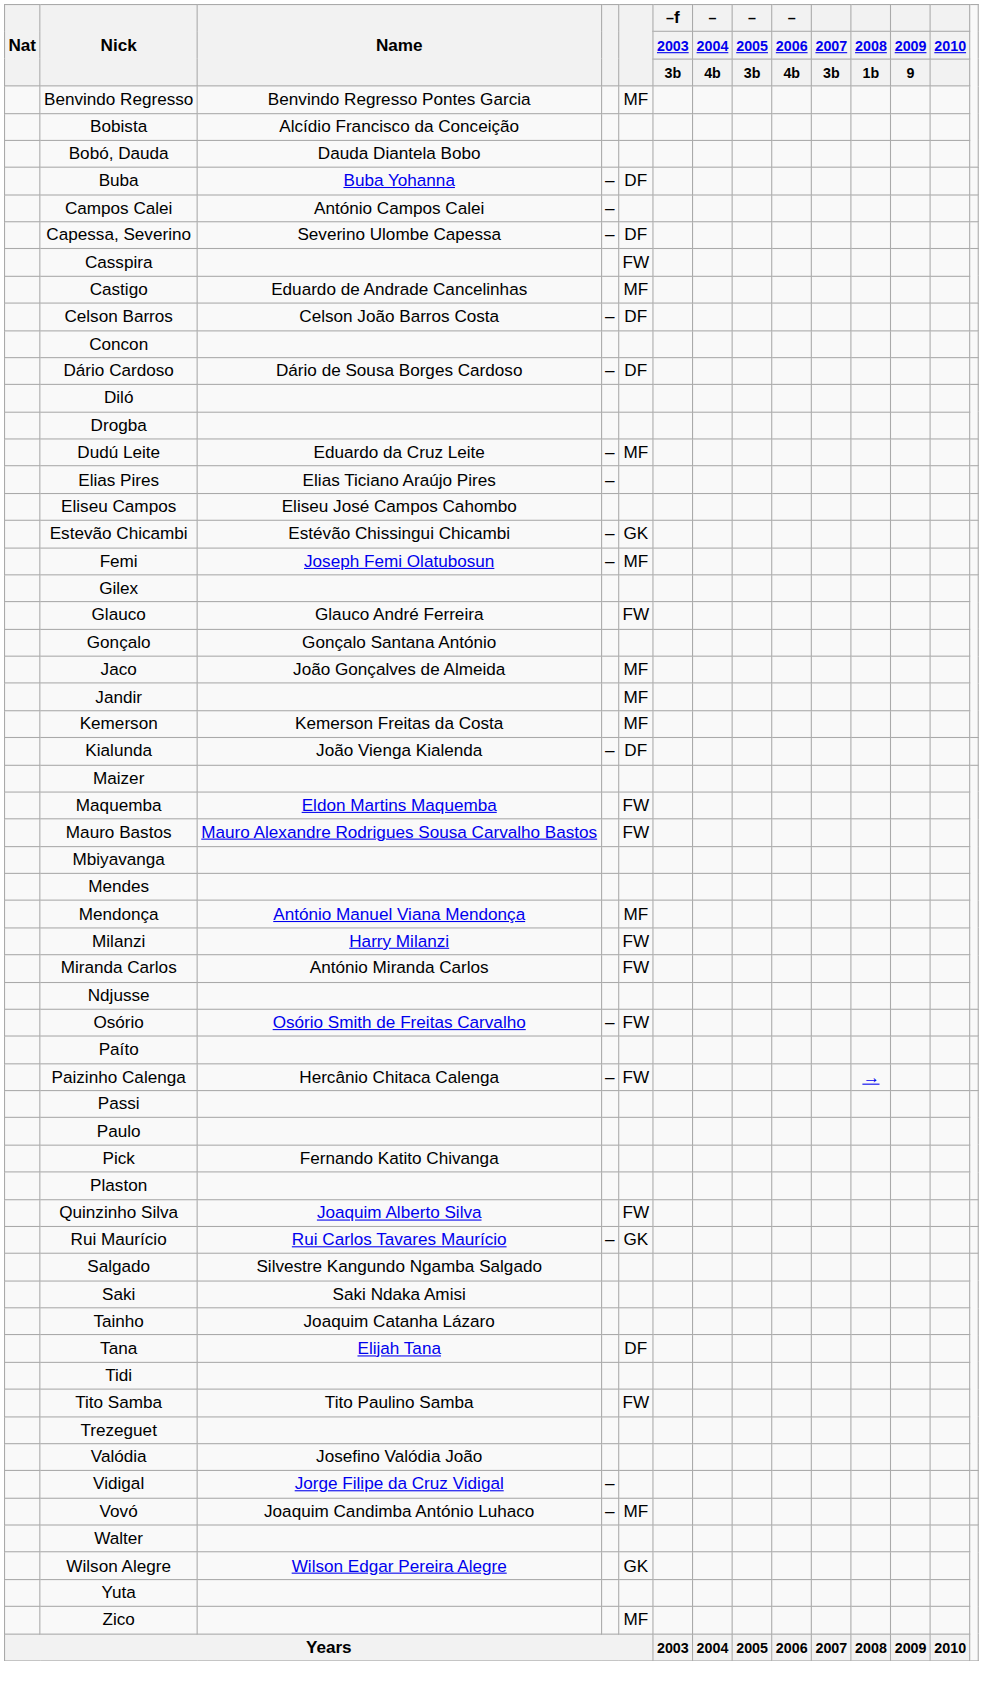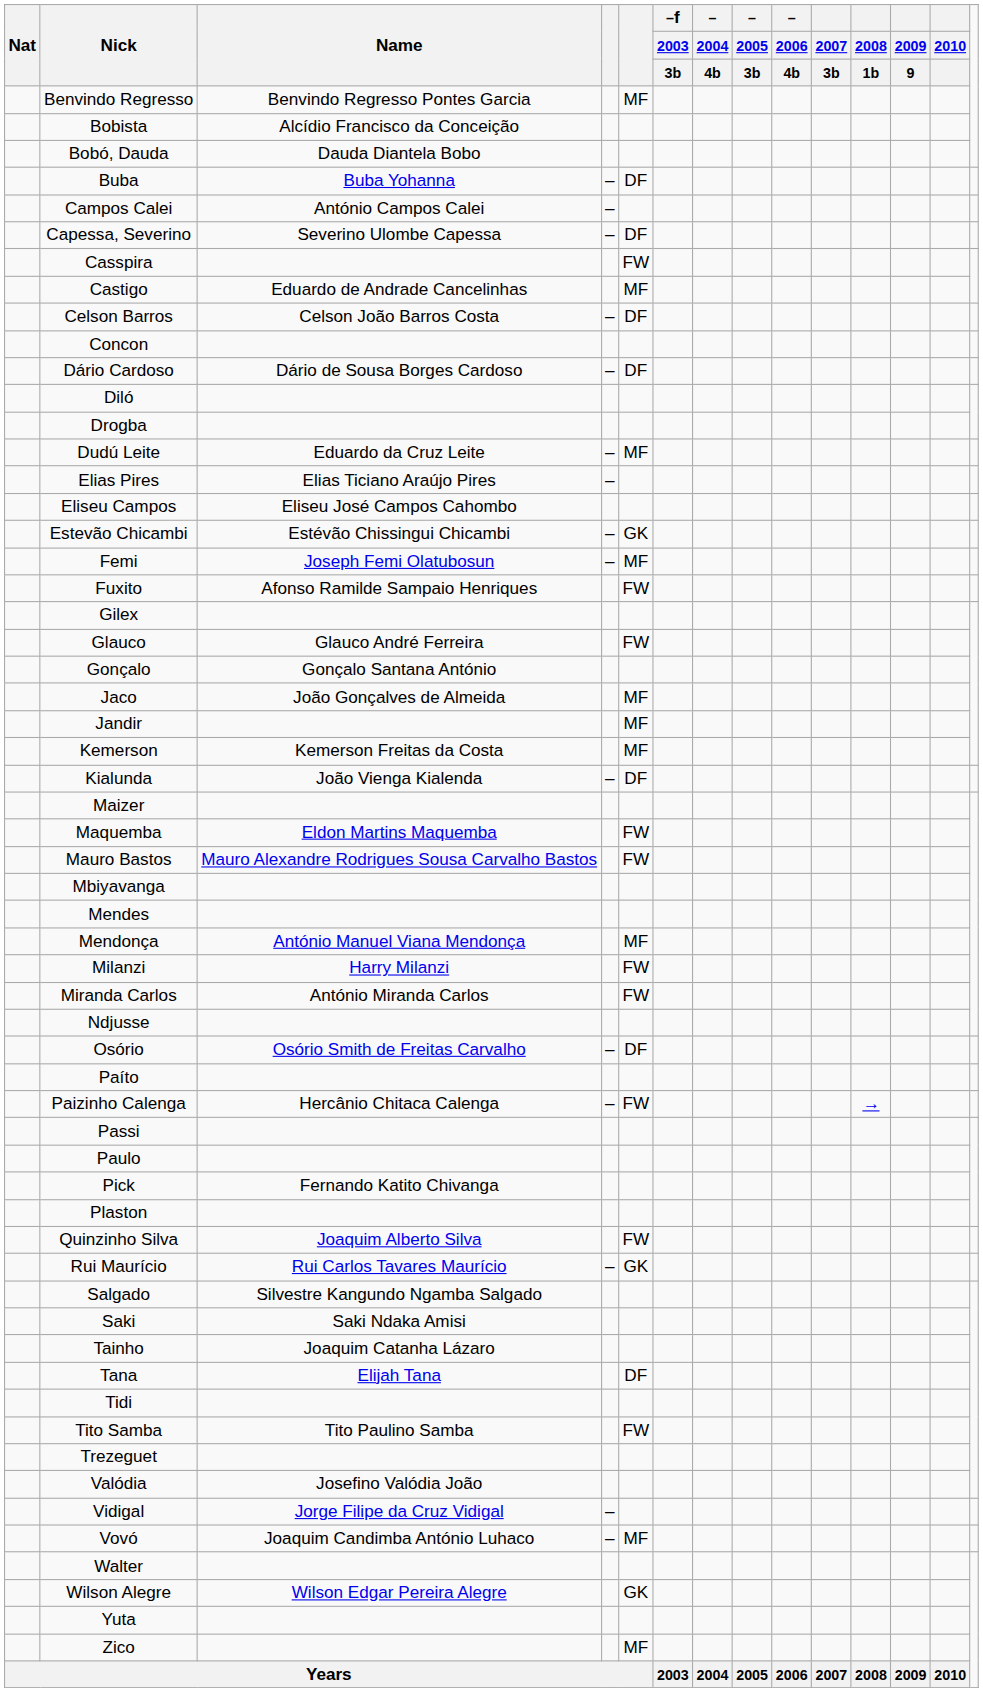+ row: (119, 588)
(636, 1022) FW -> (636, 1049) DF
